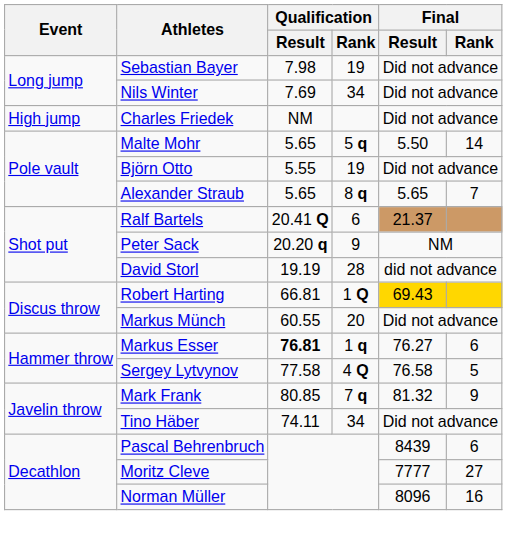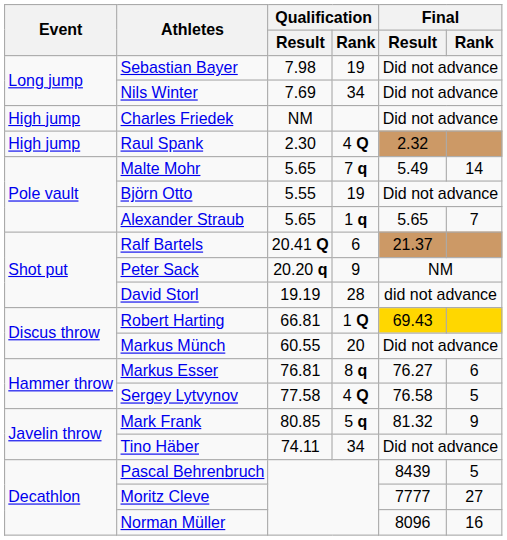+ row: (162, 144)
(356, 144) 5 q -> (356, 169) 7 q
(413, 144) 5.50 -> (413, 169) 5.49
(356, 194) 8 q -> (356, 220) 1 q
(300, 346) bold -> (300, 371) normal
(356, 346) 1 q -> (356, 371) 8 q
(356, 396) 7 q -> (356, 422) 5 q
(474, 447) 6 -> (474, 472) 5
